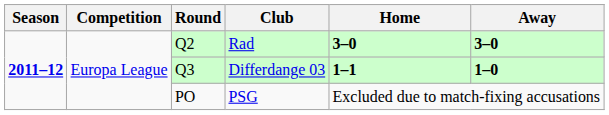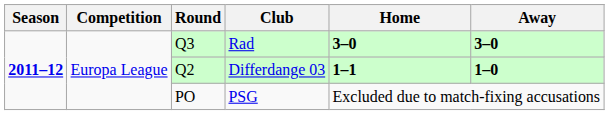(185, 44) Q2 -> (185, 44) Q3
(185, 70) Q3 -> (185, 70) Q2
